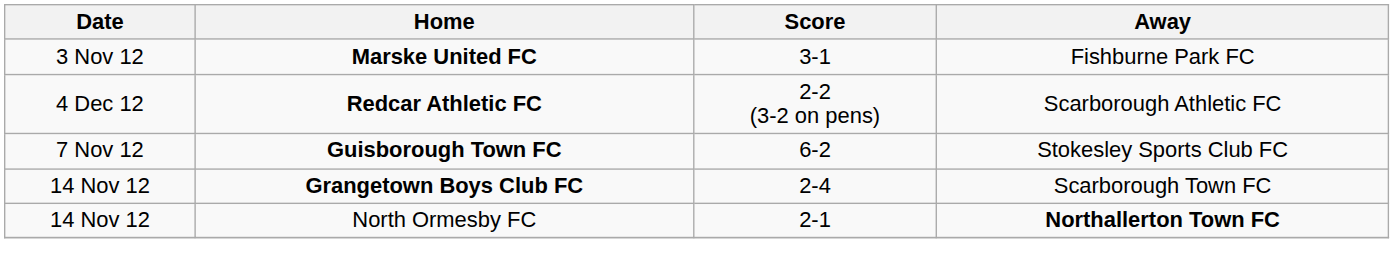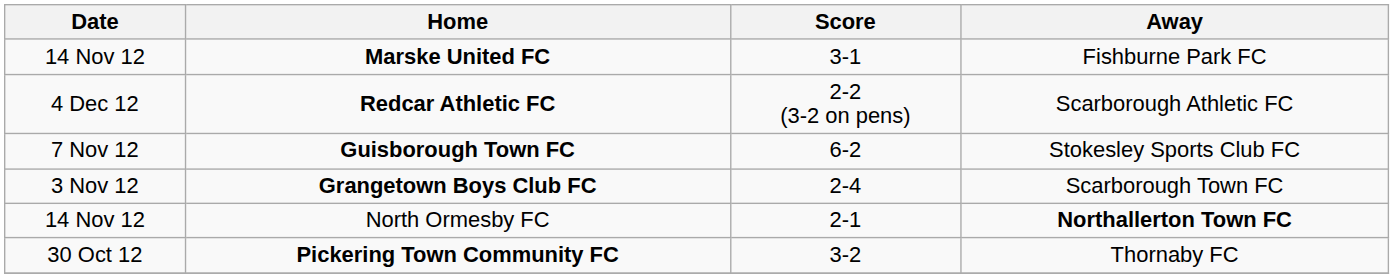(100, 56) 3 Nov 12 -> (95, 56) 14 Nov 12
(100, 185) 14 Nov 12 -> (95, 185) 3 Nov 12
+ row: (458, 255)
